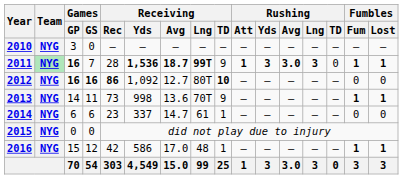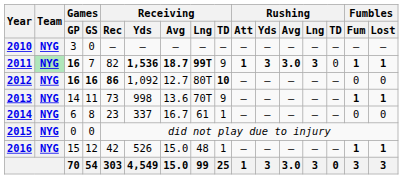(113, 64) 28 -> (113, 64) 82
(92, 115) 6 -> (92, 115) 8
(176, 115) 14.7 -> (176, 115) 16.7
(143, 148) 586 -> (143, 148) 526
(176, 148) 17.0 -> (176, 148) 15.0
